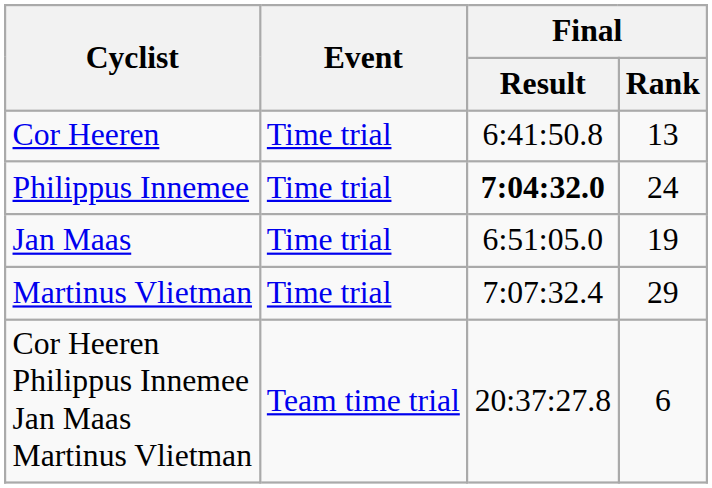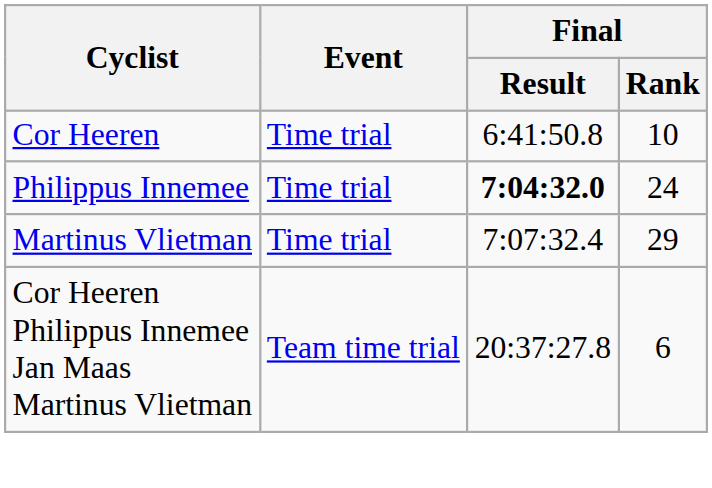(663, 135) 13 -> (663, 135) 10
- row: (72, 240)
